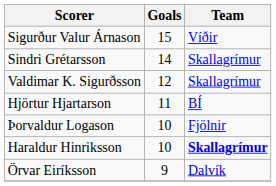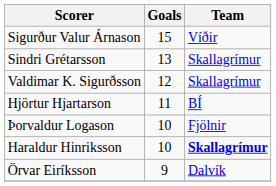(164, 59) 14 -> (164, 59) 13
